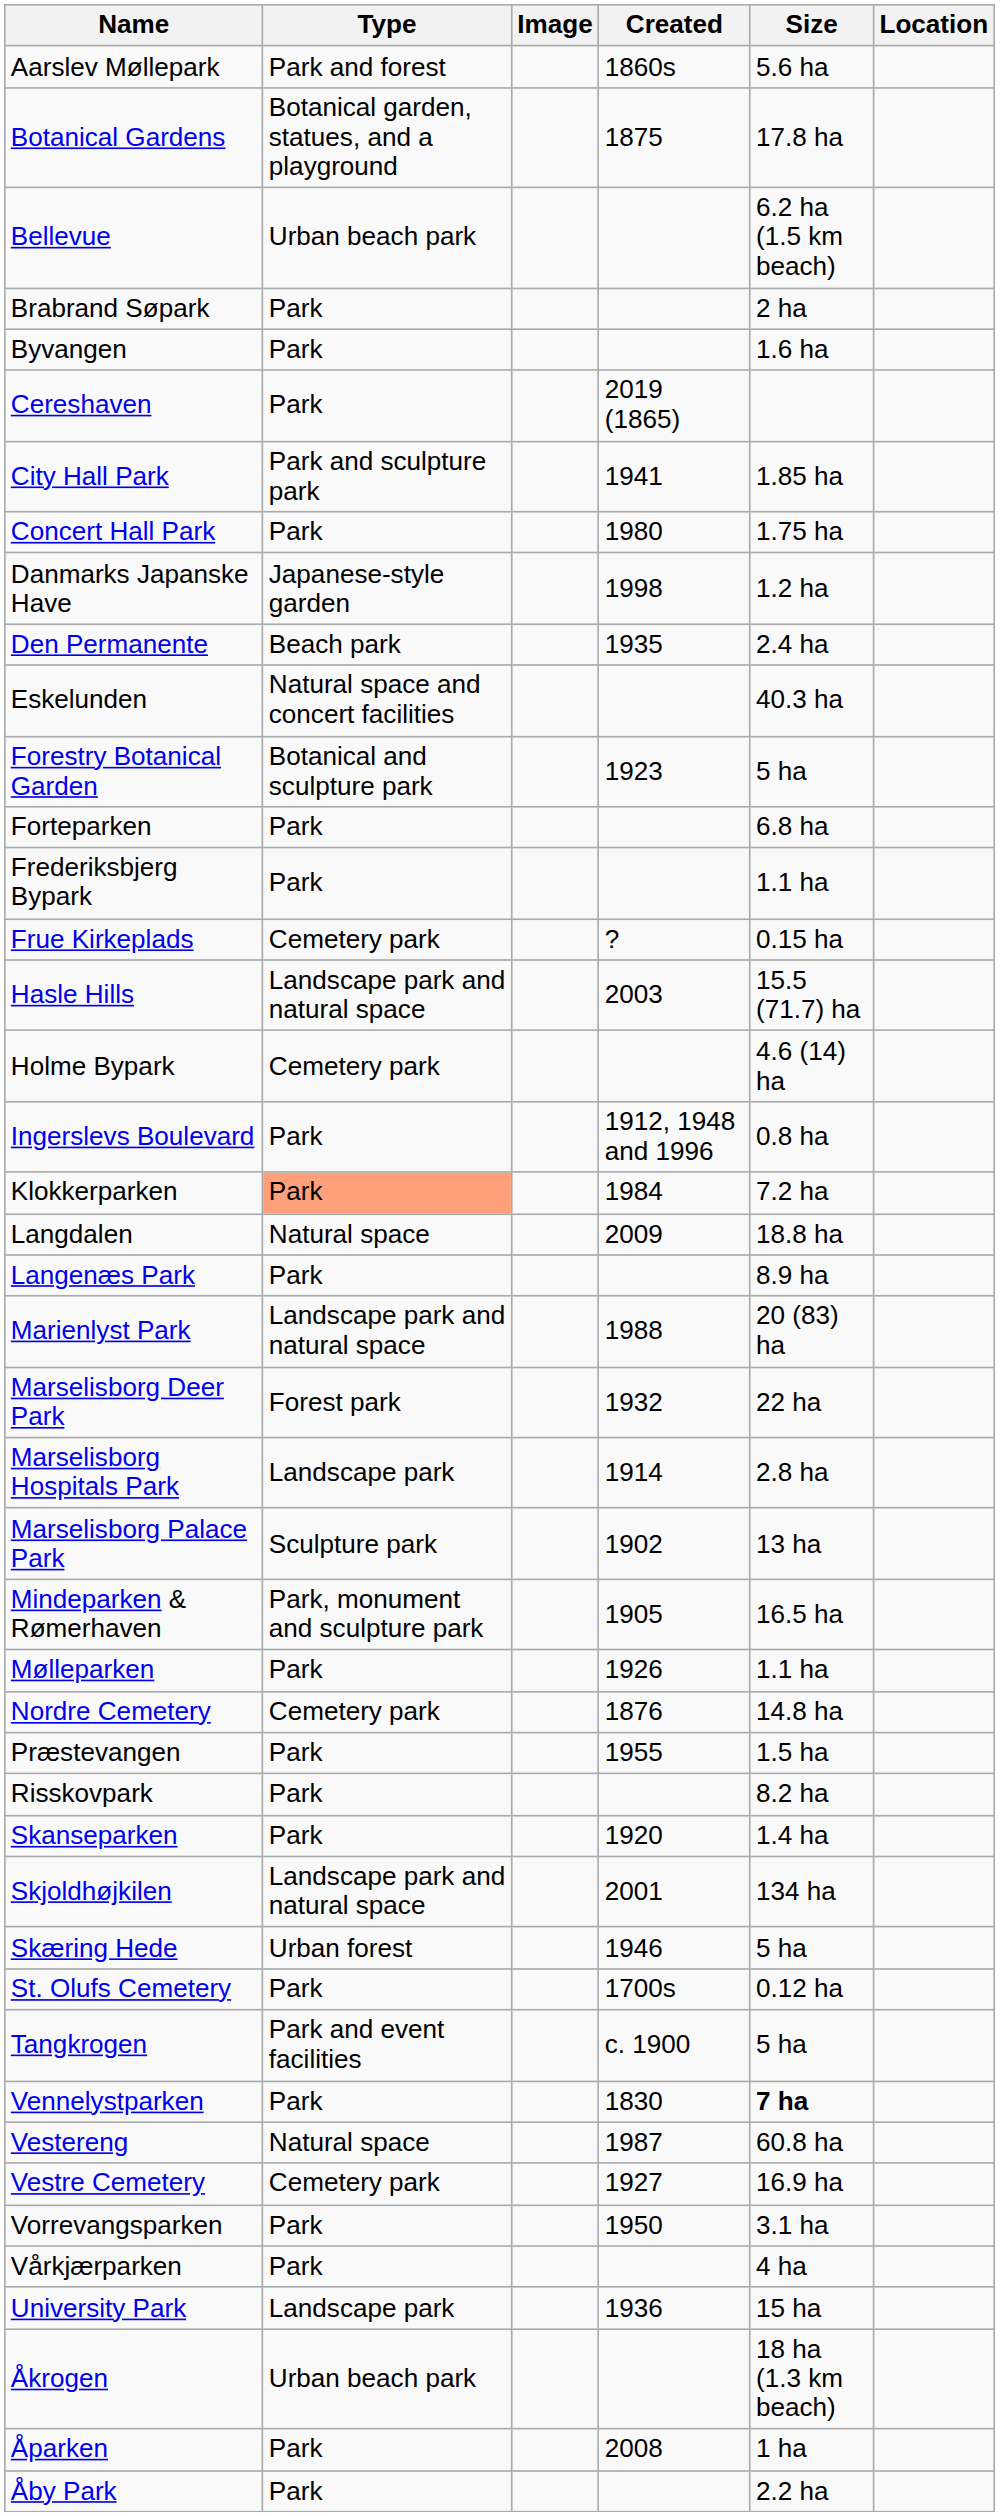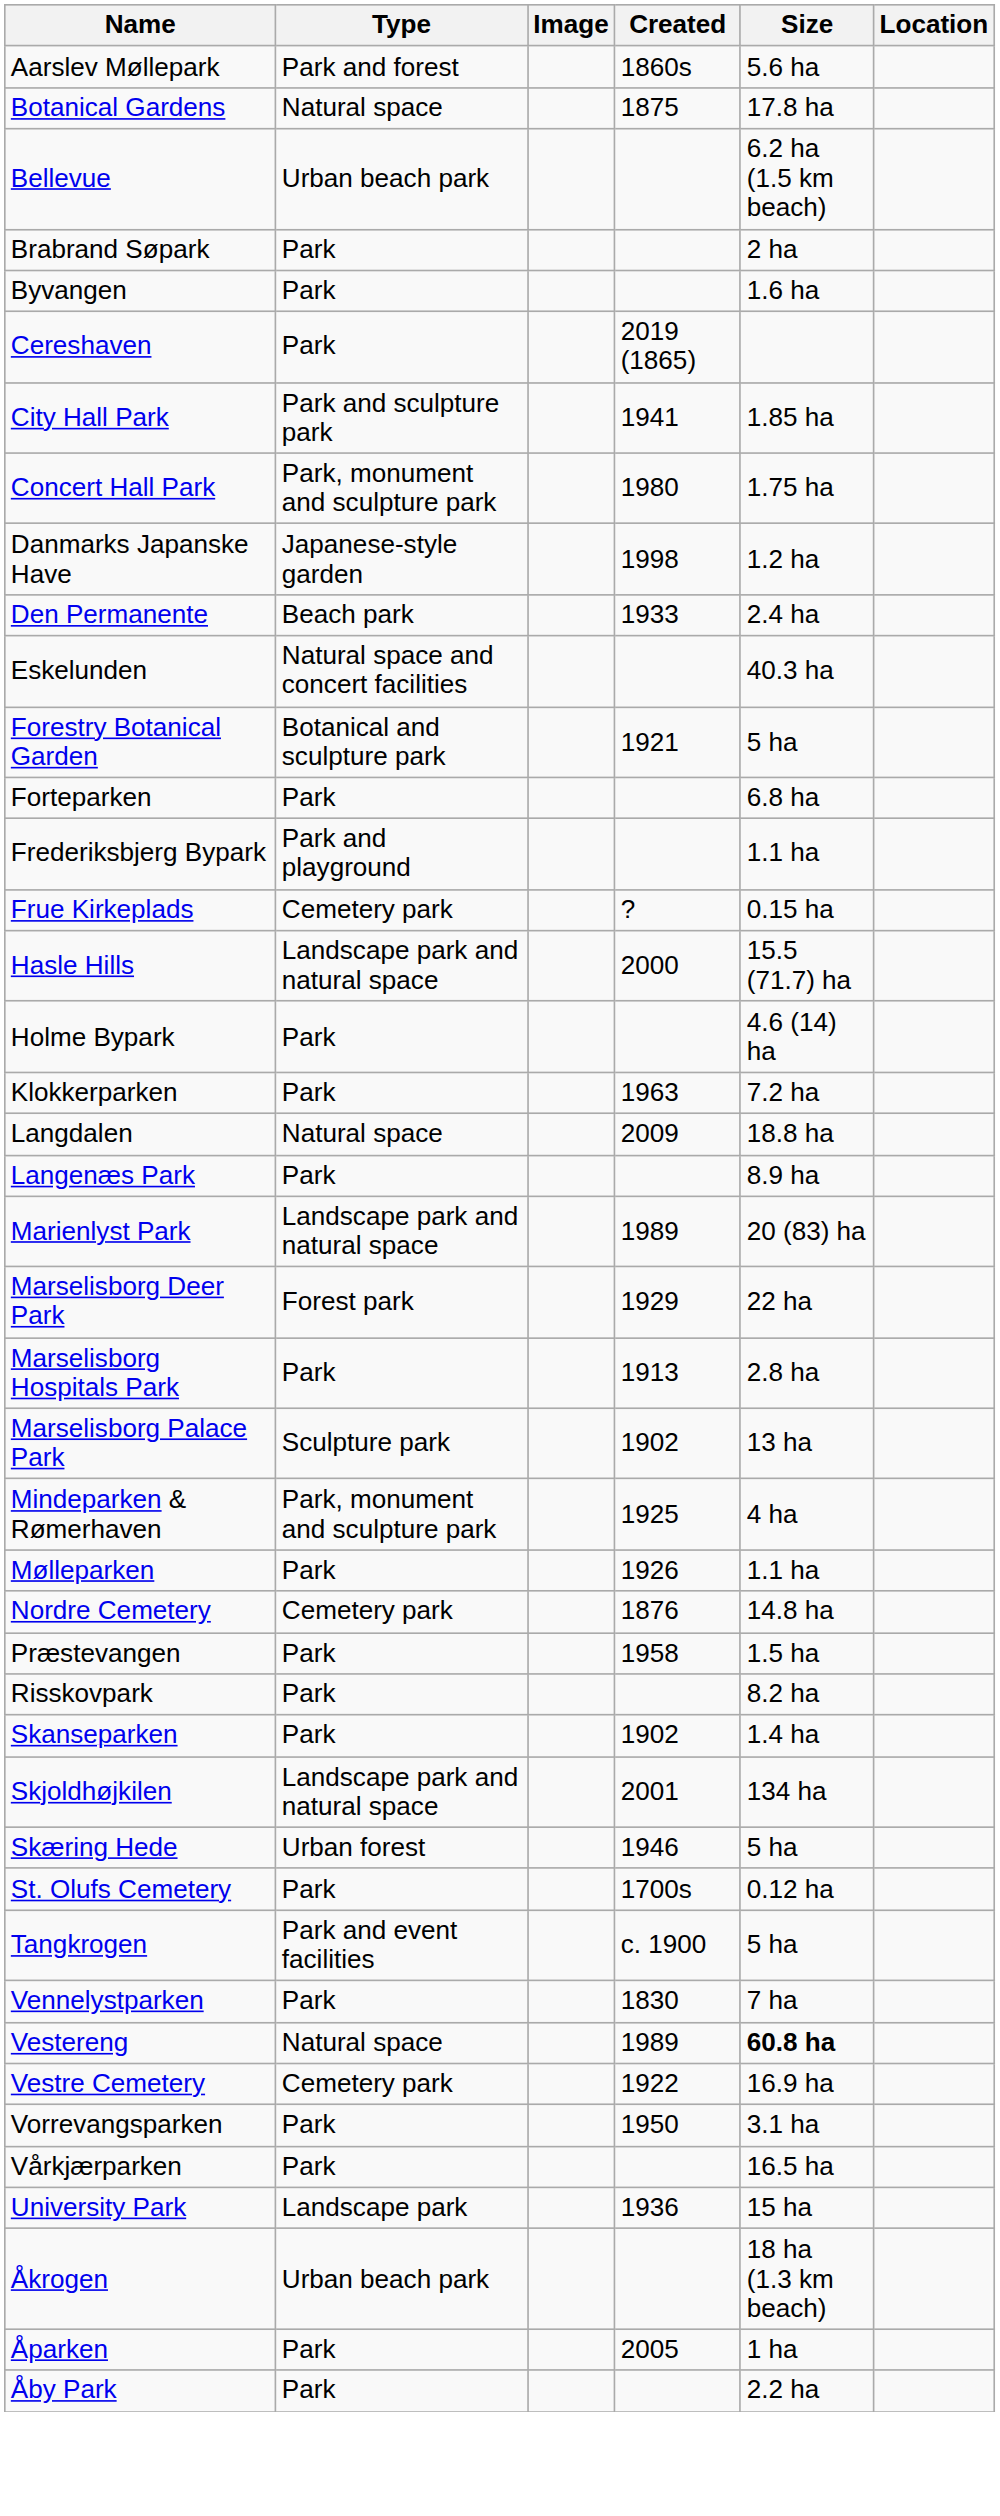(370, 137) Botanical garden, statues, and a playground -> (362, 107) Natural space
(296, 532) Park -> (389, 488) Park, monument and sculpture park
(634, 644) 1935 -> (650, 614) 1933
(634, 770) 1923 -> (650, 741) 1921
(296, 882) Park -> (346, 853) Park and playground
(634, 995) 2003 -> (650, 965) 2000
(354, 1065) Cemetery park -> (309, 1036) Park
- row: (133, 1136)
(296, 1192) lightsalmon background -> (309, 1092) no background
(634, 1192) 1984 -> (650, 1092) 1963
(634, 1331) 1988 -> (650, 1231) 1989
(634, 1401) 1932 -> (650, 1301) 1929
(362, 1472) Landscape park -> (309, 1372) Park
(634, 1472) 1914 -> (650, 1372) 1913
(634, 1614) 1905 -> (650, 1513) 1925
(800, 1614) 16.5 ha -> (772, 1513) 4 ha
(634, 1752) 1955 -> (650, 1652) 1958
(634, 1835) 1920 -> (650, 1735) 1902
(782, 2100) bold -> (772, 2000) normal
(634, 2142) 1987 -> (650, 2042) 1989
(800, 2142) normal -> (791, 2042) bold
(634, 2183) 1927 -> (650, 2083) 1922
(781, 2266) 4 ha -> (790, 2166) 16.5 ha
(634, 2449) 2008 -> (650, 2349) 2005
